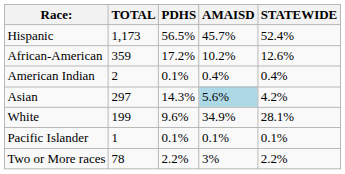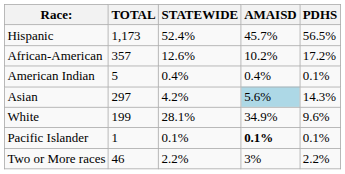columns swapped: (179, 14) <-> (299, 14)
(121, 55) 359 -> (121, 55) 357
(115, 76) 2 -> (115, 76) 5
(216, 138) normal -> (259, 138) bold
(118, 158) 78 -> (118, 158) 46
